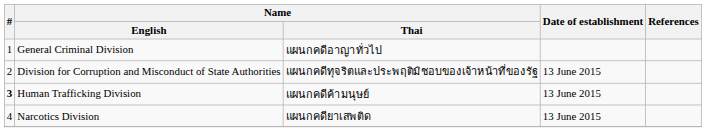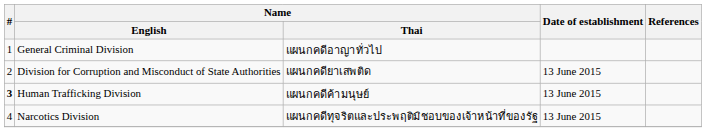(412, 72) แผนกคดีทุจริตและประพฤติมิชอบของเจ้าหน้าที่ของรัฐ -> (328, 72) แผนกคดียาเสพติด
(328, 116) แผนกคดียาเสพติด -> (412, 116) แผนกคดีทุจริตและประพฤติมิชอบของเจ้าหน้าที่ของรัฐ
